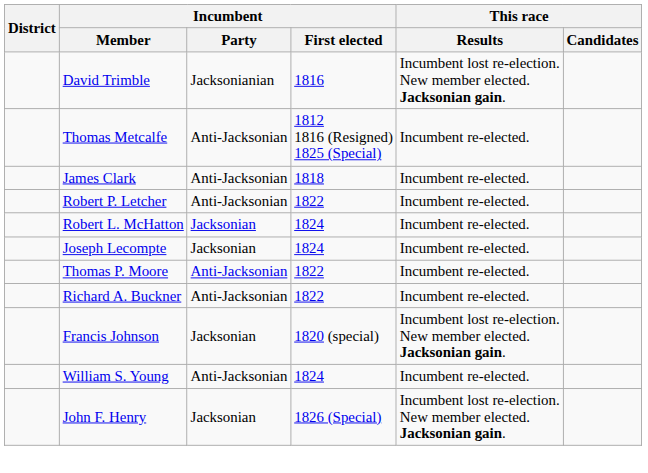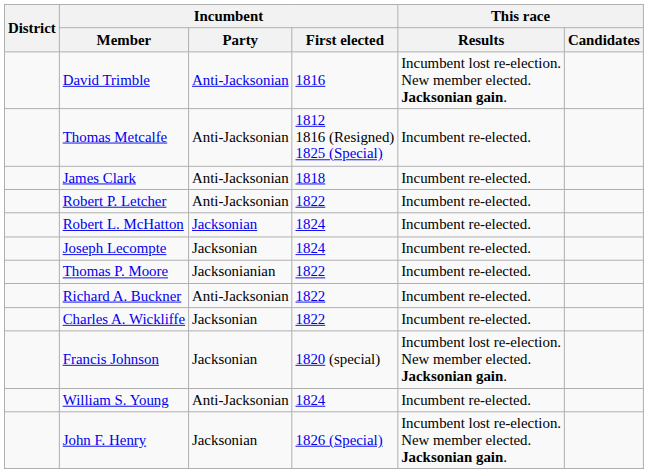(232, 80) Jacksonianian -> (240, 80) Anti-Jacksonian
(239, 272) Anti-Jacksonian -> (234, 272) Jacksonianian
+ row: (124, 319)
